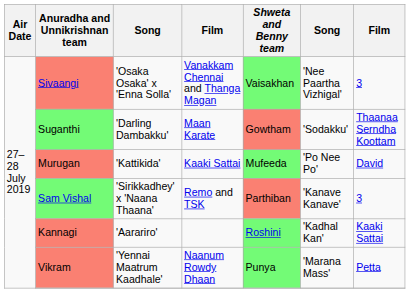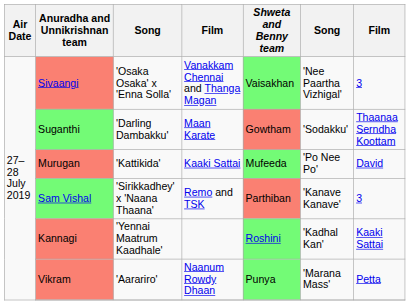(137, 233) 'Aarariro' -> (139, 239) 'Yennai Maatrum Kaadhale'
(139, 267) 'Yennai Maatrum Kaadhale' -> (137, 279) 'Aarariro'
